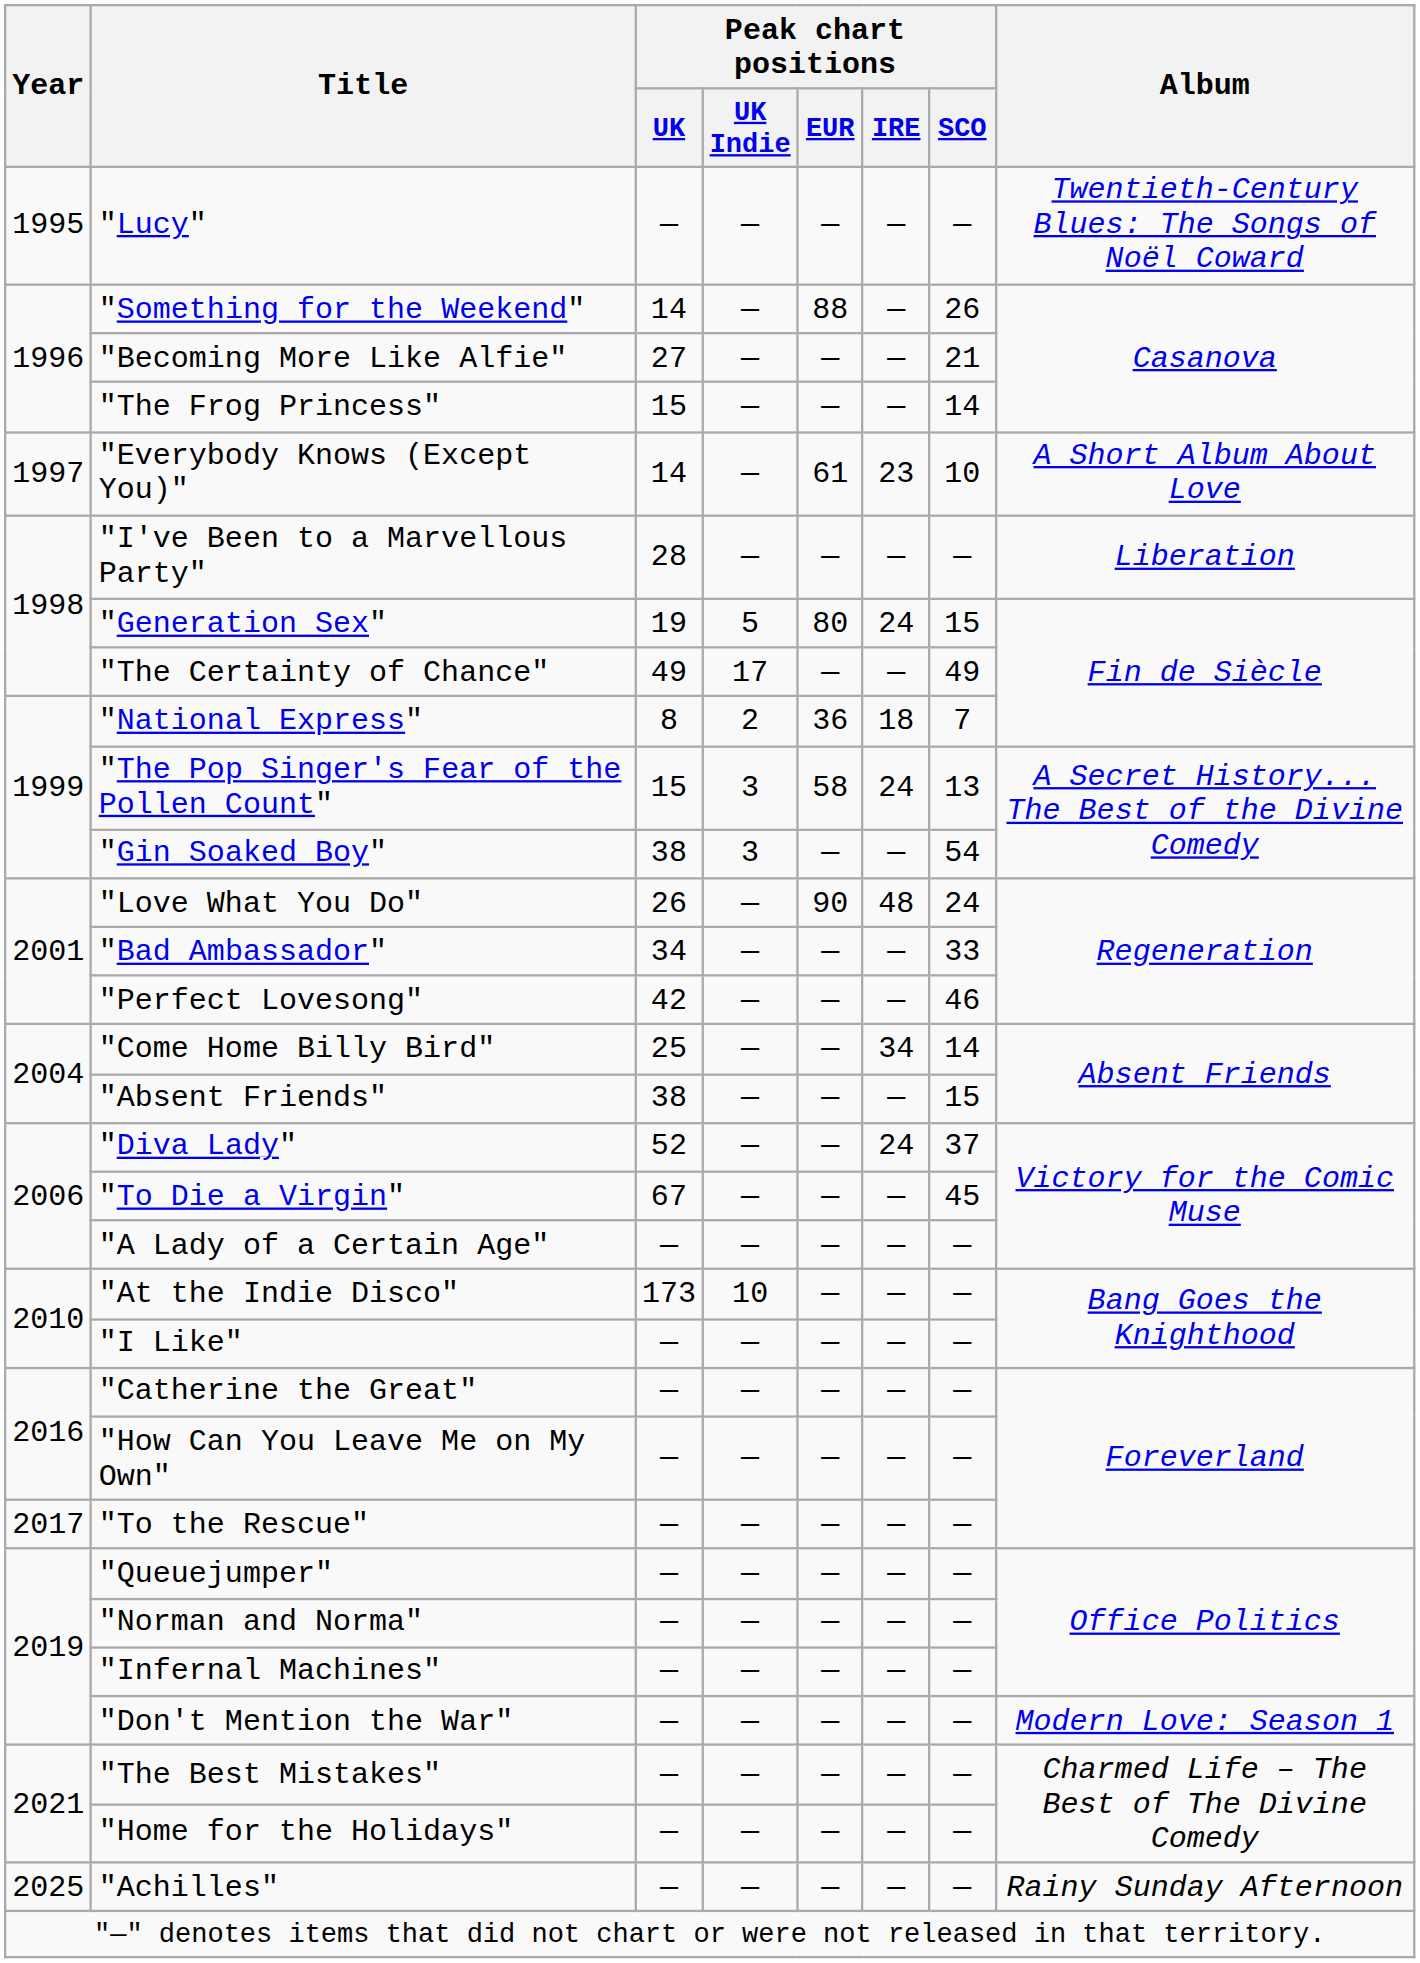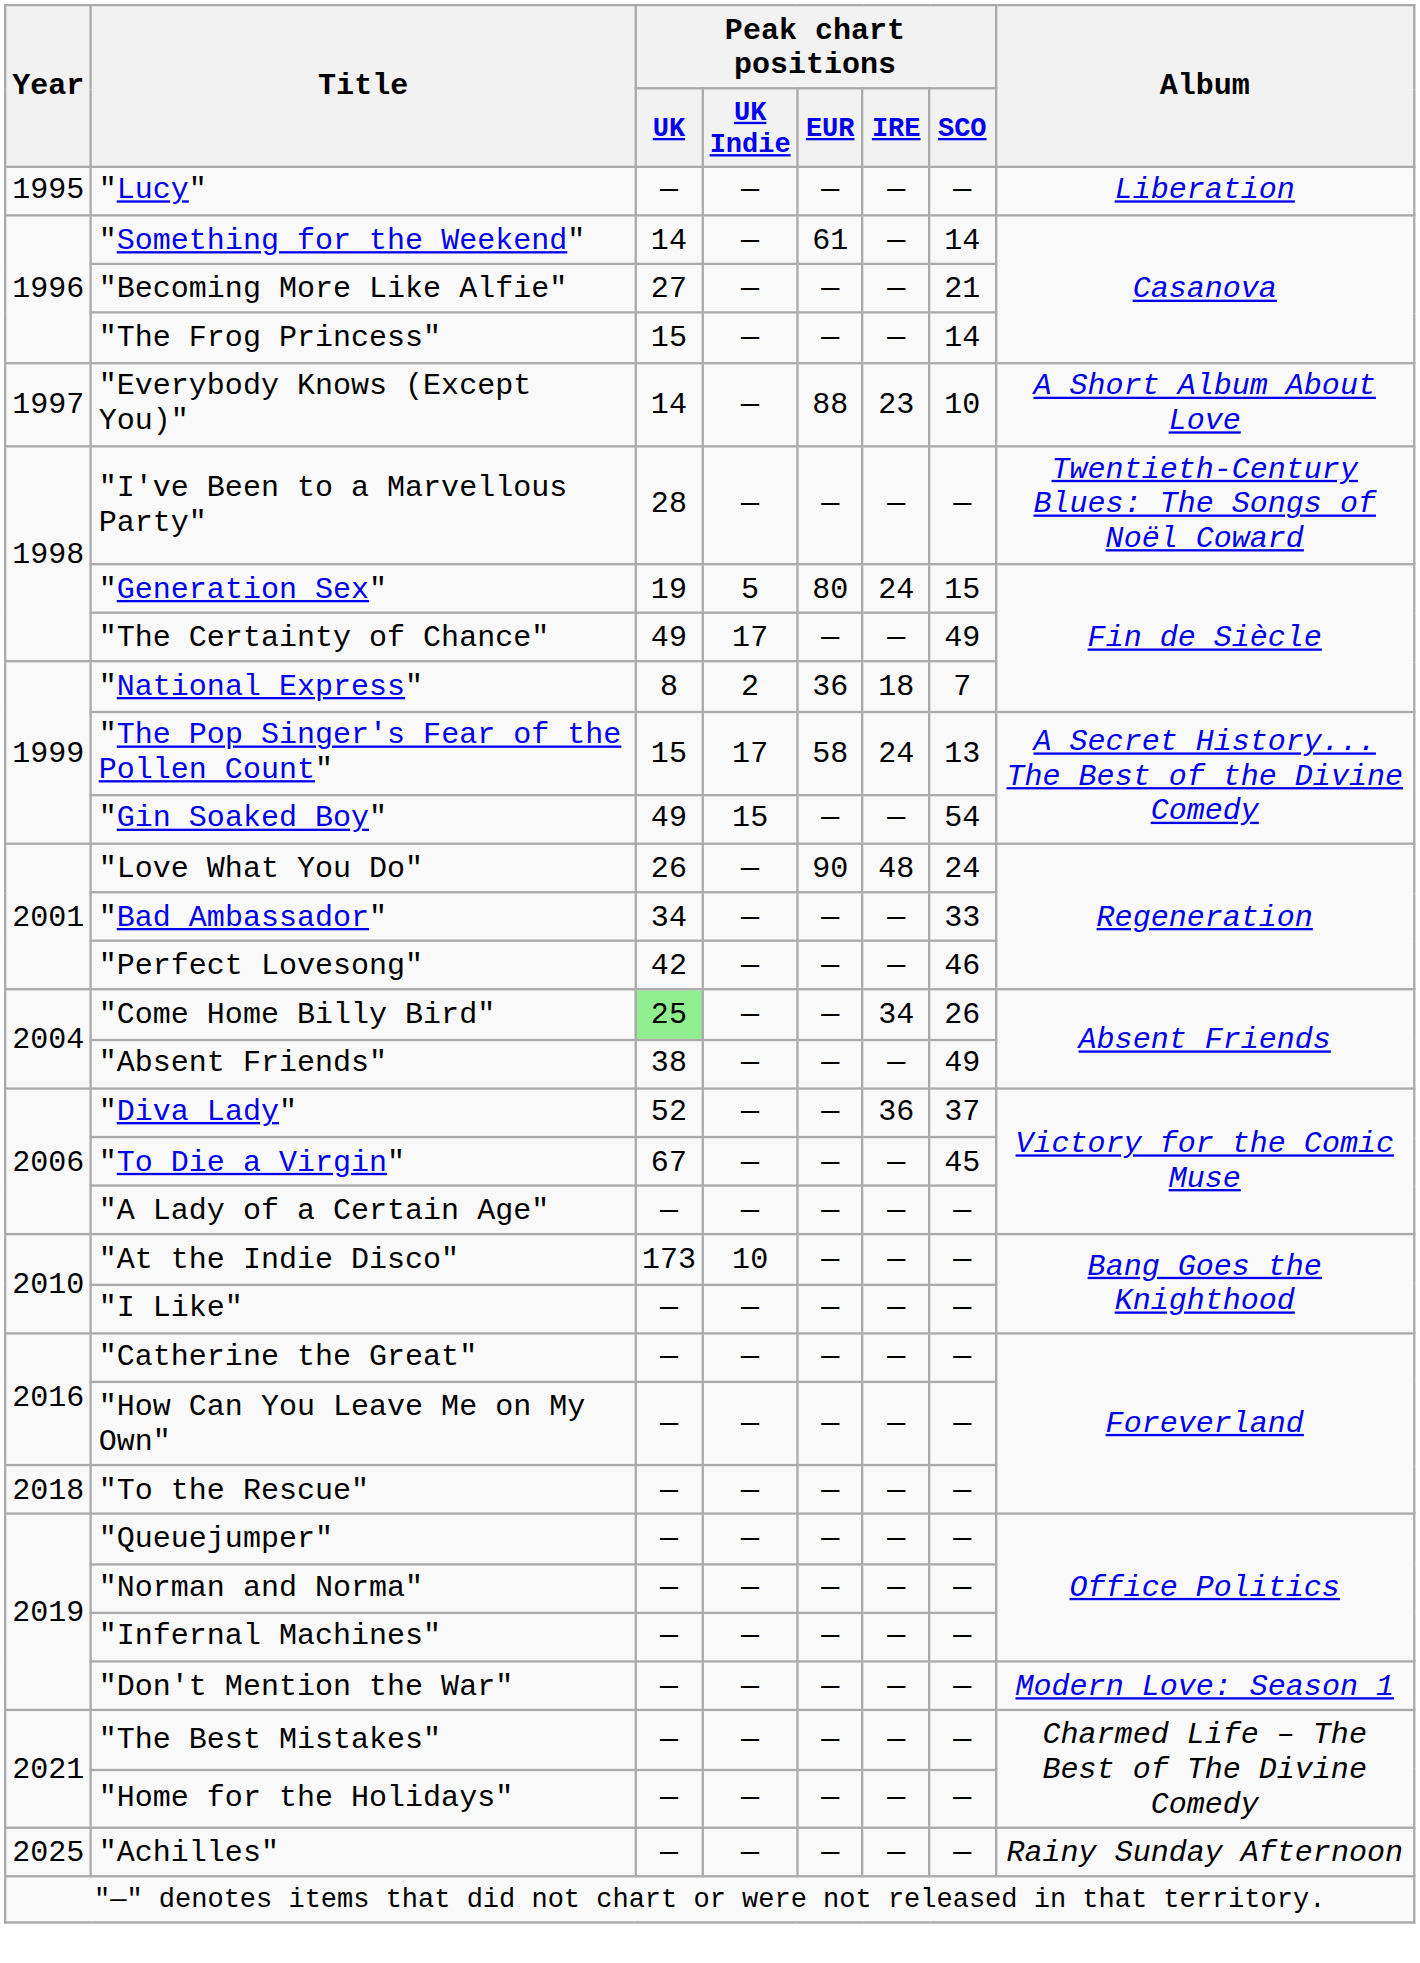(1205, 226) Twentieth-Century Blues: The Songs of Noël Coward -> (1205, 191) Liberation
(830, 309) 88 -> (830, 240) 61
(962, 309) 26 -> (962, 240) 14
(830, 473) 61 -> (830, 404) 88
(1205, 557) Liberation -> (1205, 505) Twentieth-Century Blues: The Songs of Noël Coward
(750, 787) 3 -> (750, 753) 17
(669, 854) 38 -> (669, 819) 49
(750, 854) 3 -> (750, 819) 15
(669, 1049) no background -> (669, 1015) lightgreen background
(962, 1049) 14 -> (962, 1015) 26
(962, 1098) 15 -> (962, 1064) 49
(896, 1147) 24 -> (896, 1113) 36
(48, 1525) 2017 -> (48, 1490) 2018
